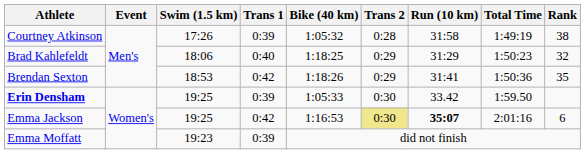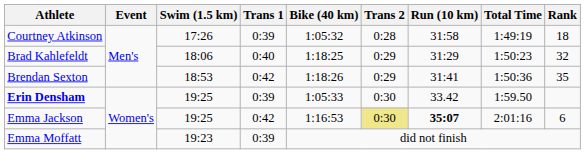(562, 35) 38 -> (562, 35) 18
